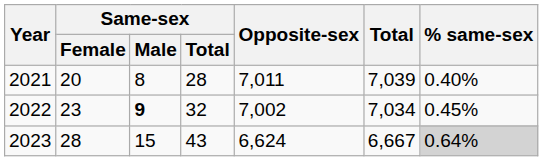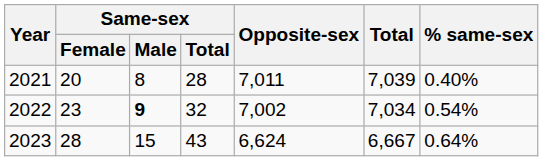(451, 110) 0.45% -> (451, 110) 0.54%
(451, 140) lightgrey background -> (451, 140) no background
